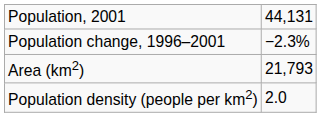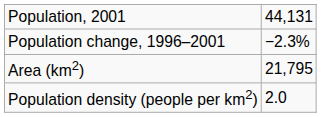(289, 68) 21,793 -> (289, 68) 21,795
